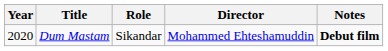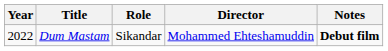(20, 35) 2020 -> (20, 35) 2022
